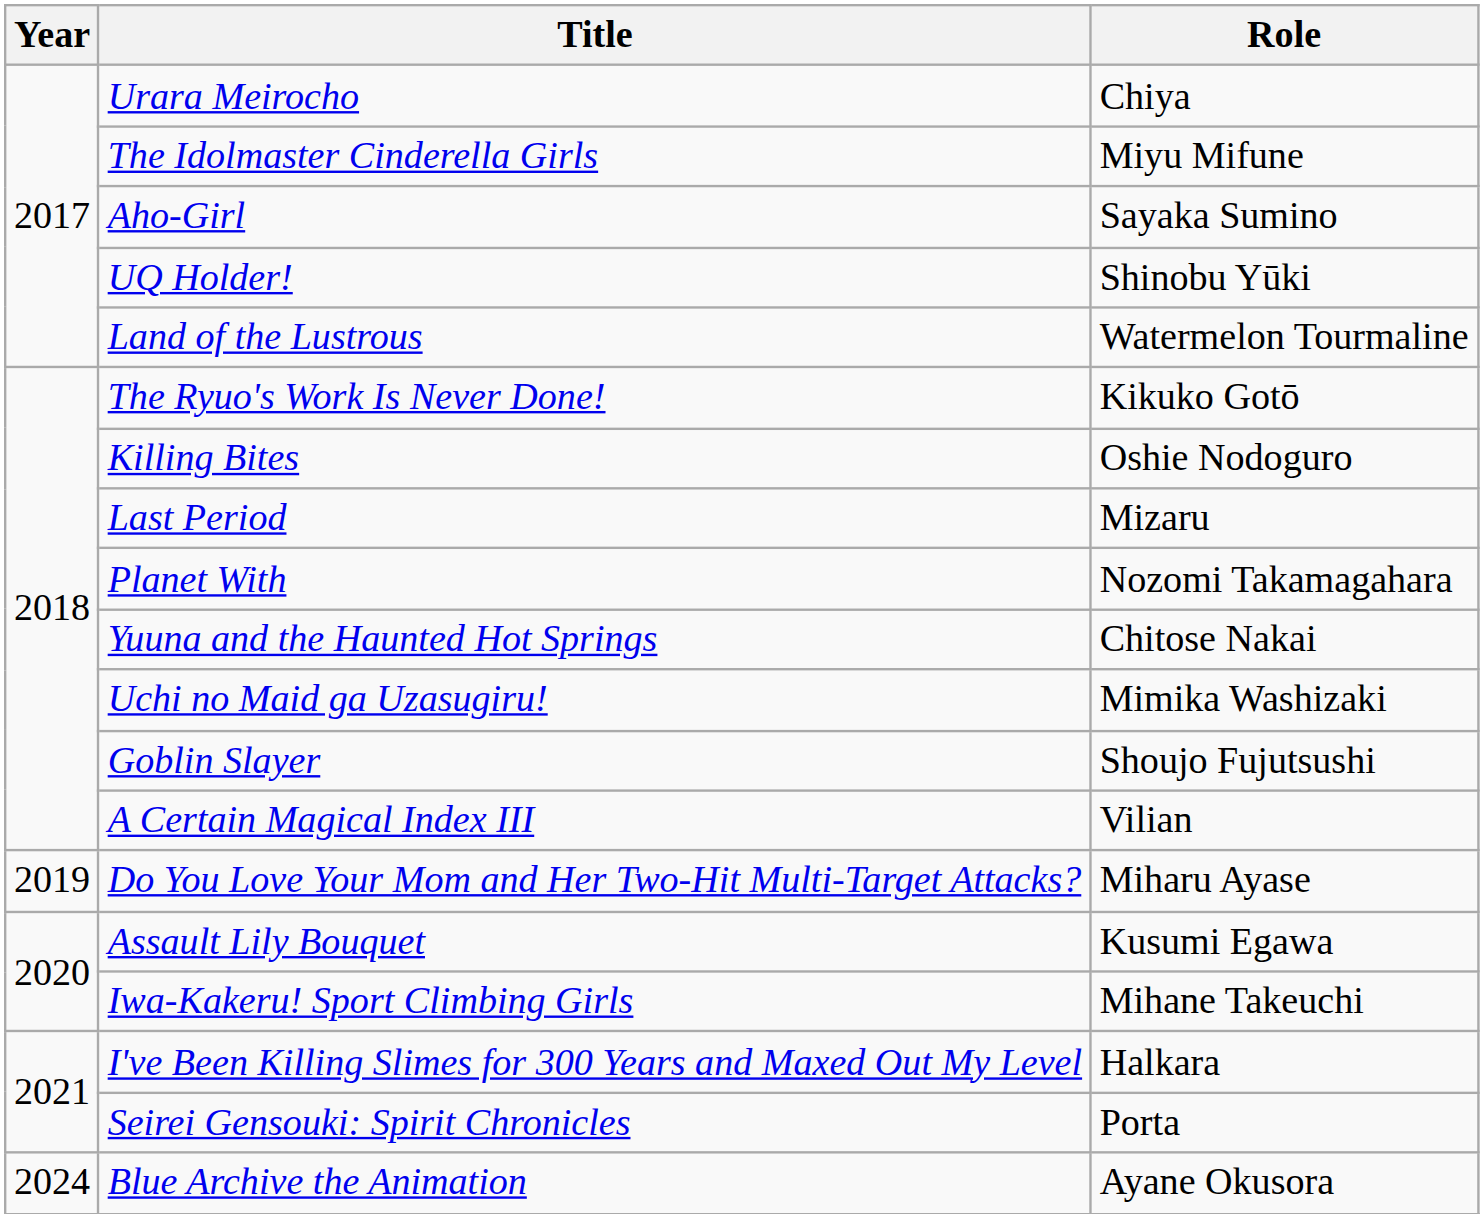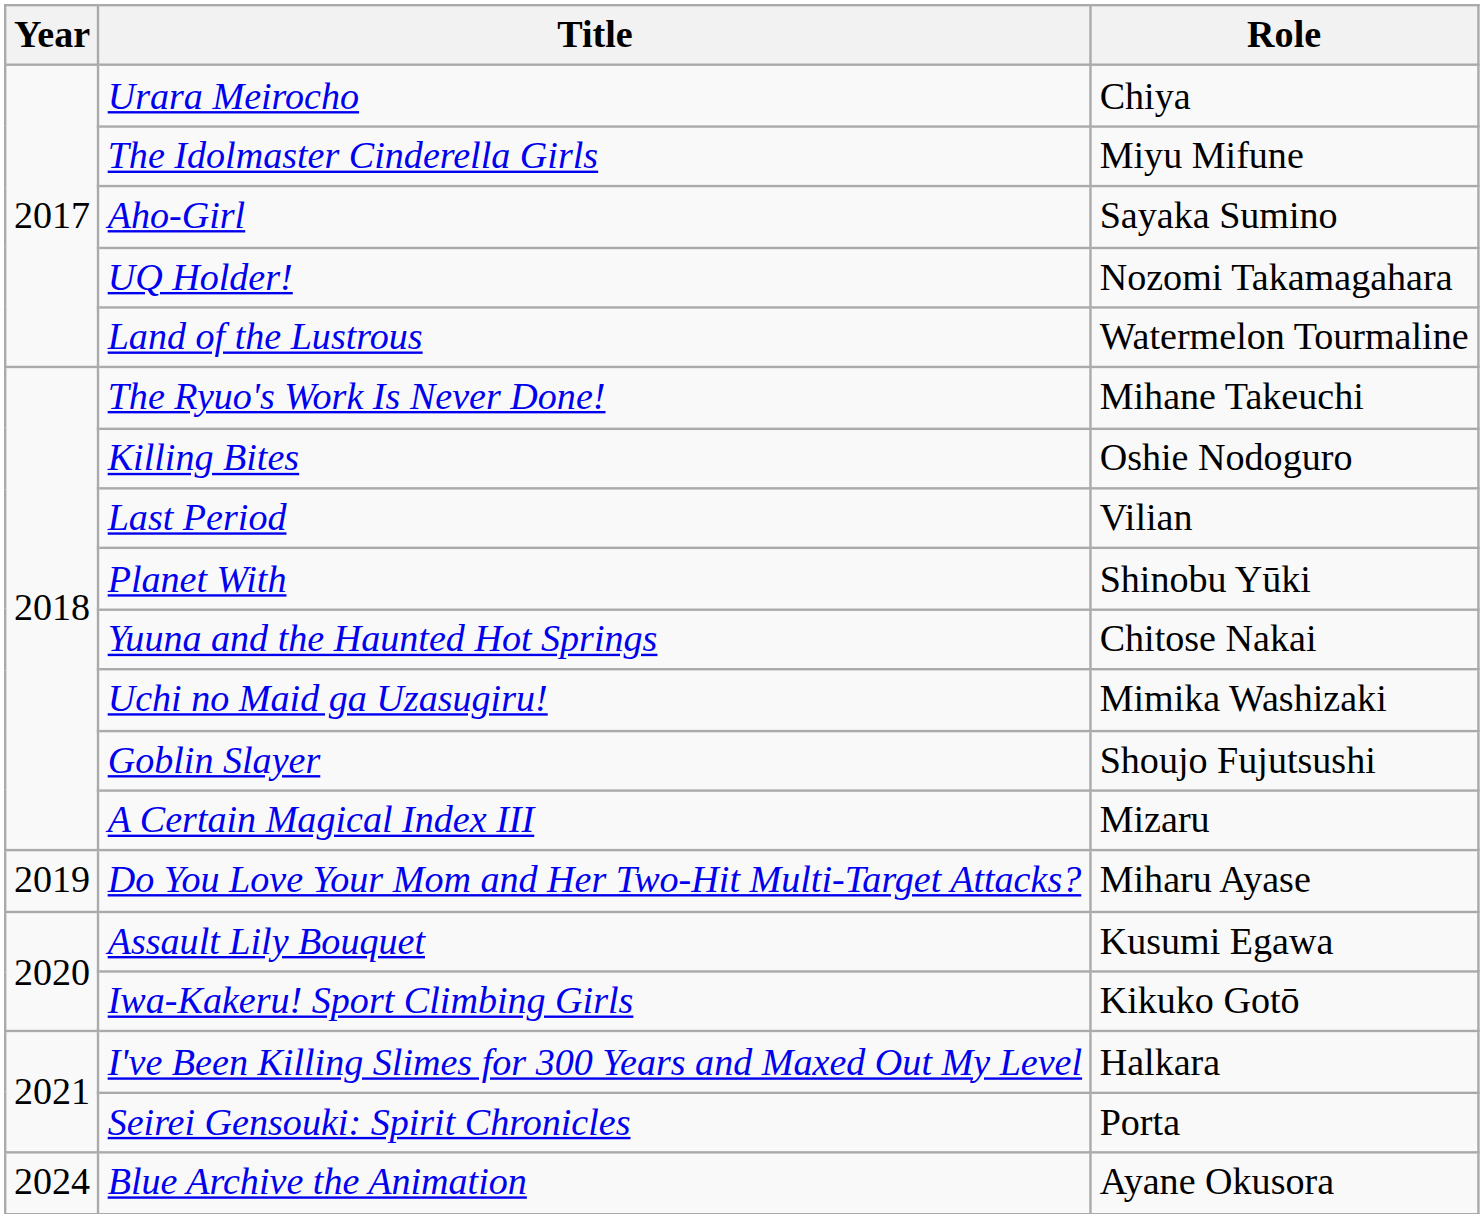(1205, 276) Shinobu Yūki -> (1276, 276) Nozomi Takamagahara
(1200, 397) Kikuko Gotō -> (1232, 397) Mihane Takeuchi
(1155, 517) Mizaru -> (1146, 517) Vilian
(1276, 578) Nozomi Takamagahara -> (1205, 578) Shinobu Yūki
(1146, 819) Vilian -> (1155, 819) Mizaru
(1232, 1000) Mihane Takeuchi -> (1200, 1000) Kikuko Gotō
